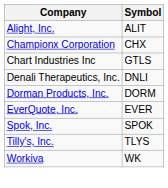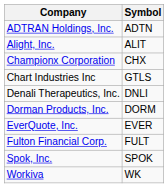+ row: (60, 28)
+ row: (57, 142)
- row: (30, 142)
